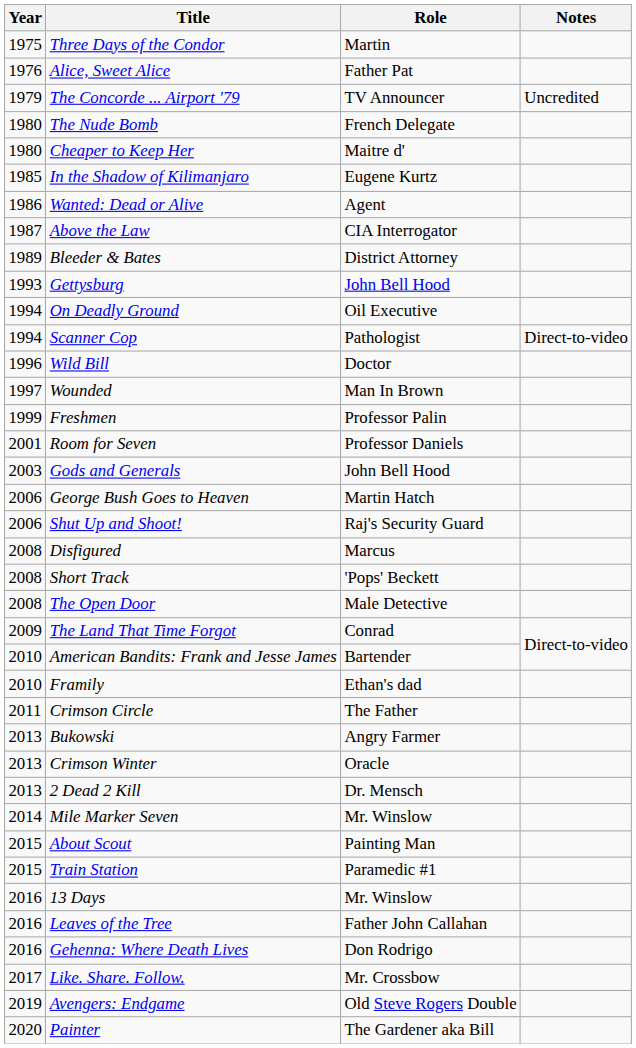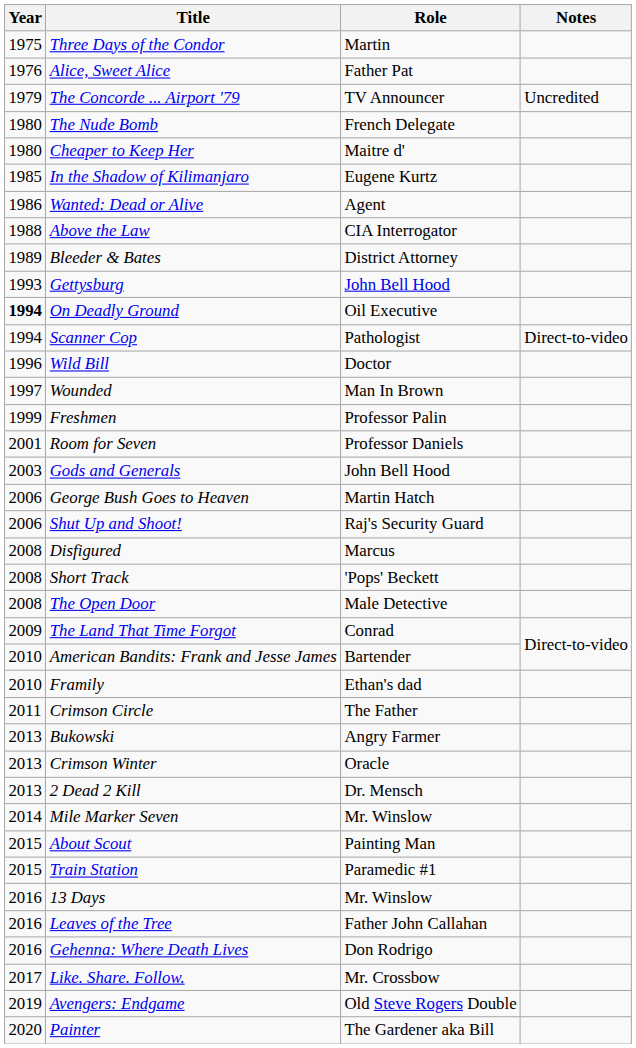(25, 230) 1987 -> (25, 230) 1988
(25, 310) normal -> (25, 310) bold
